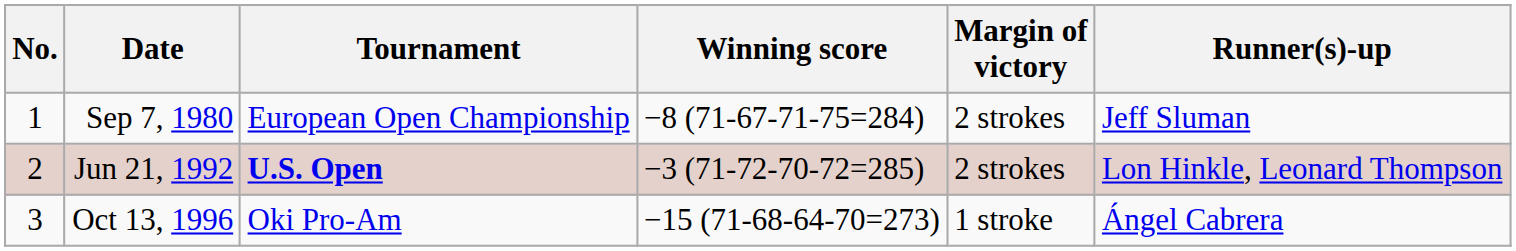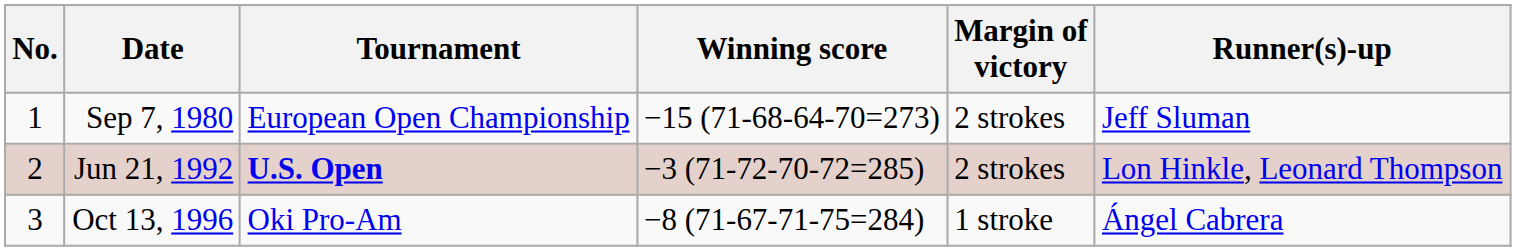(784, 118) −8 (71-67-71-75=284) -> (792, 118) −15 (71-68-64-70=273)
(792, 220) −15 (71-68-64-70=273) -> (784, 220) −8 (71-67-71-75=284)
